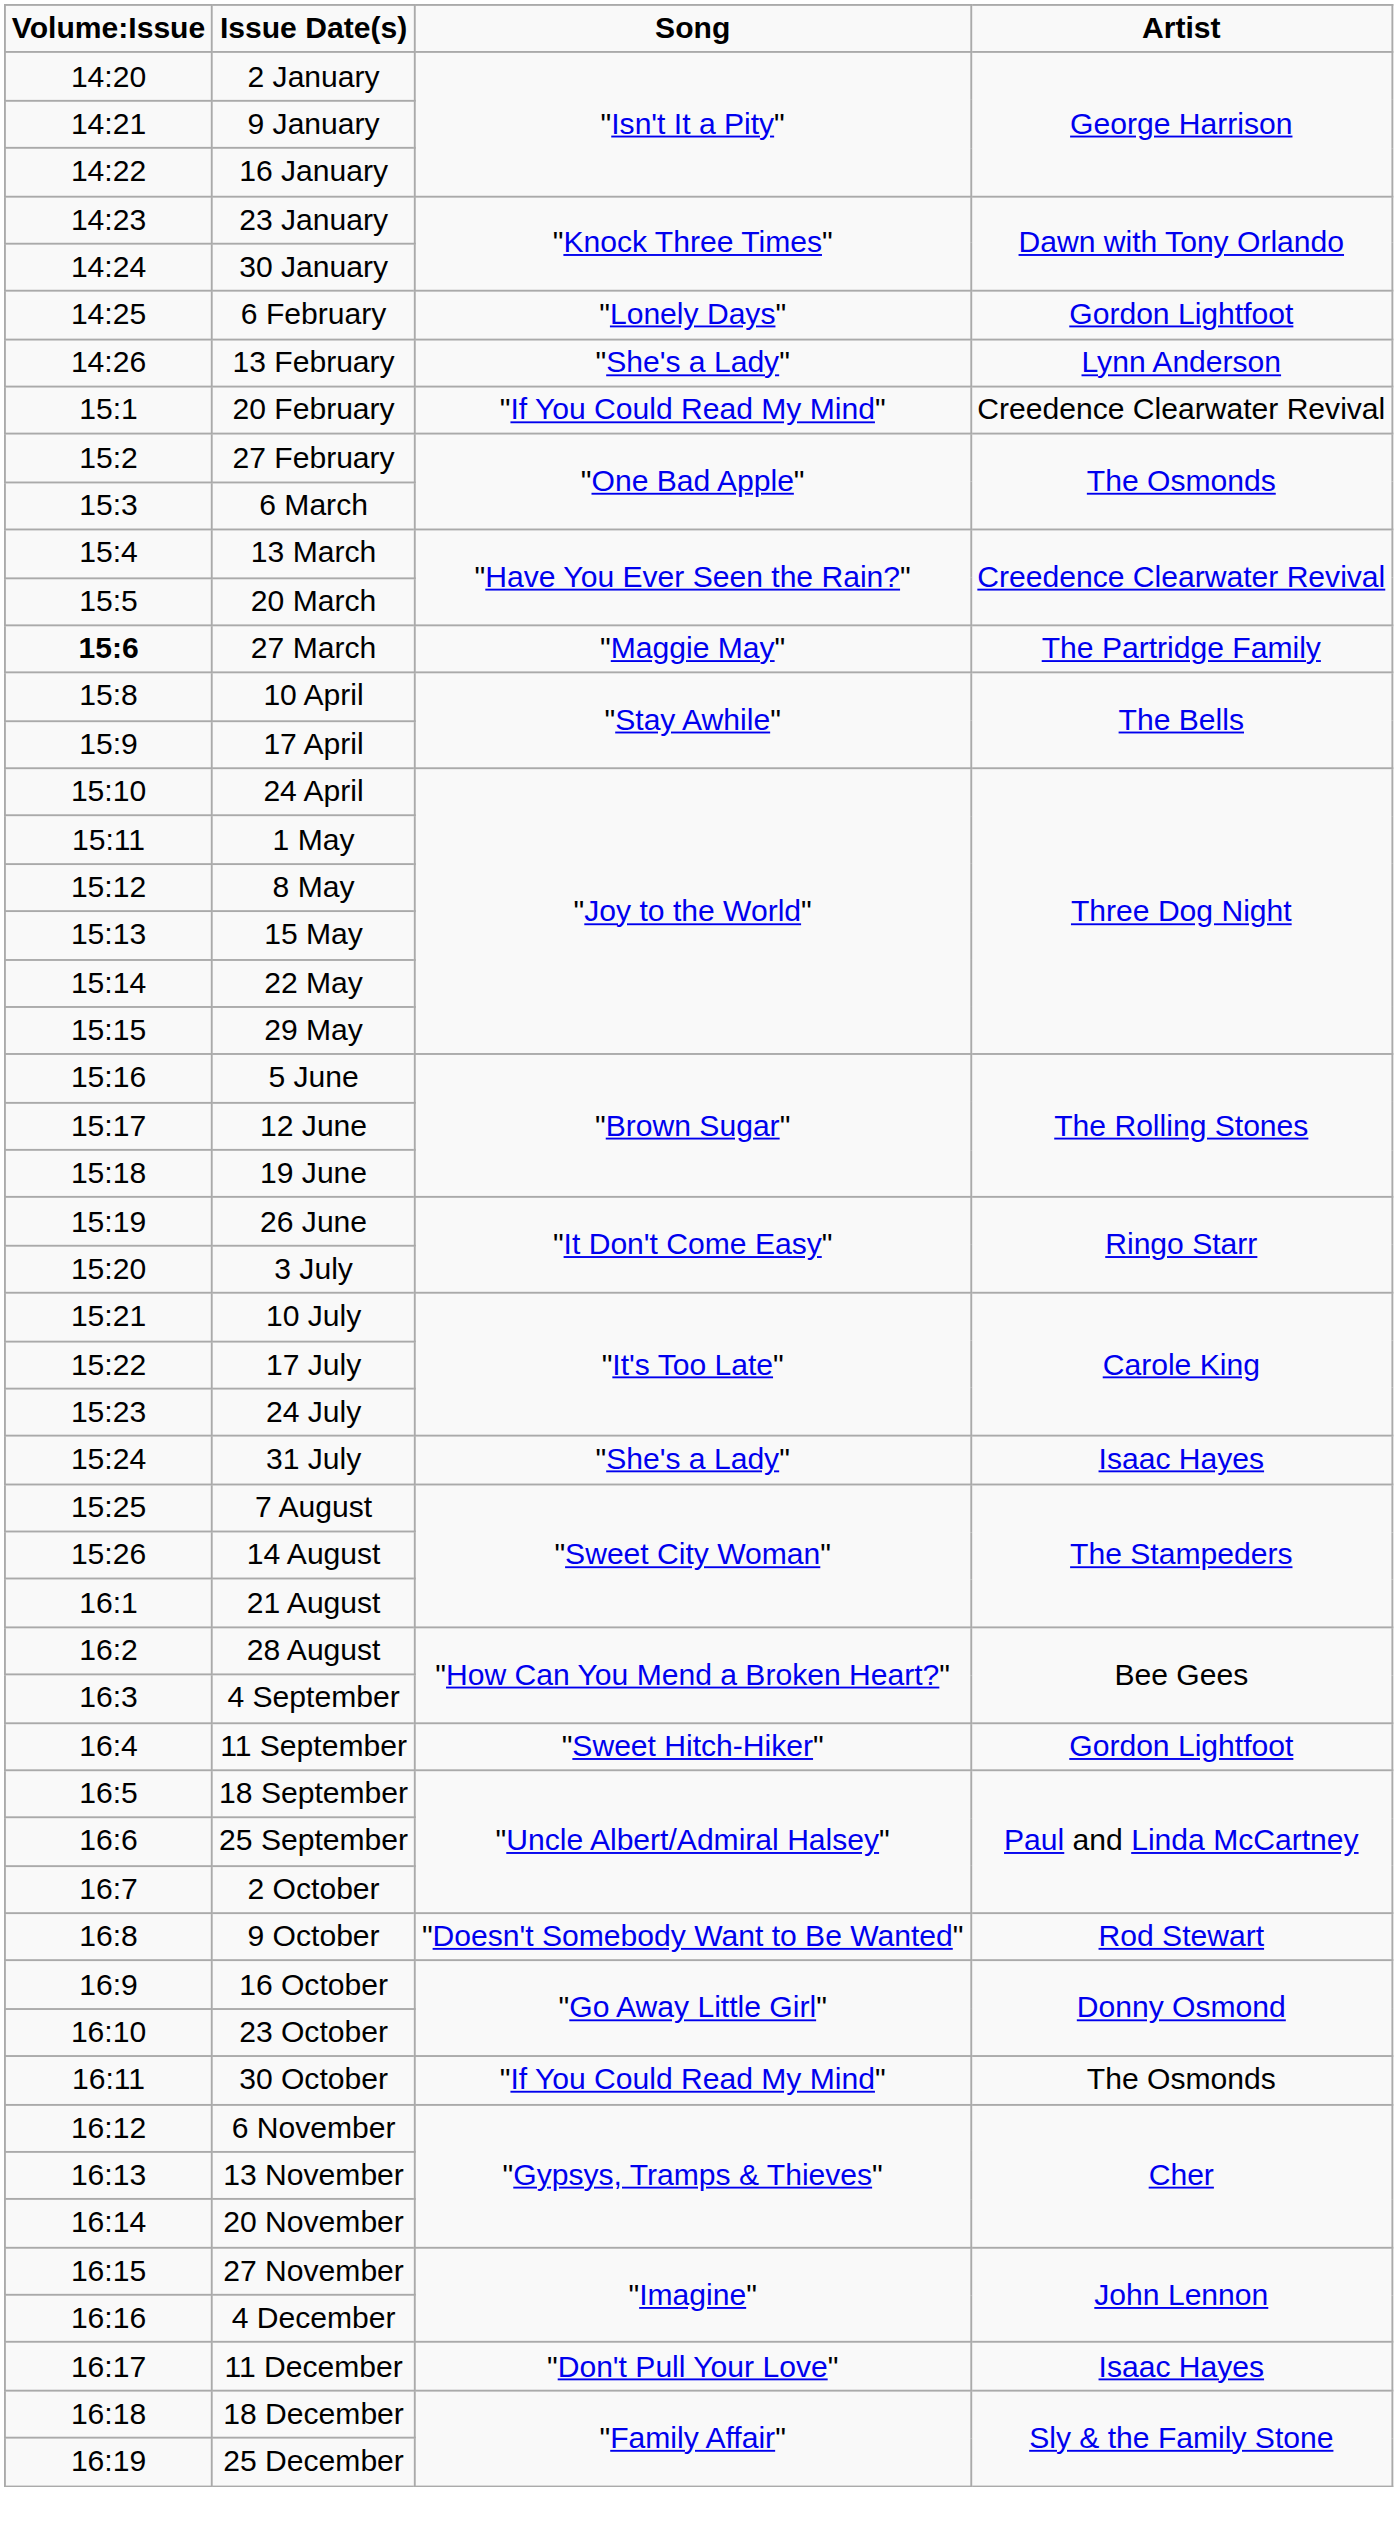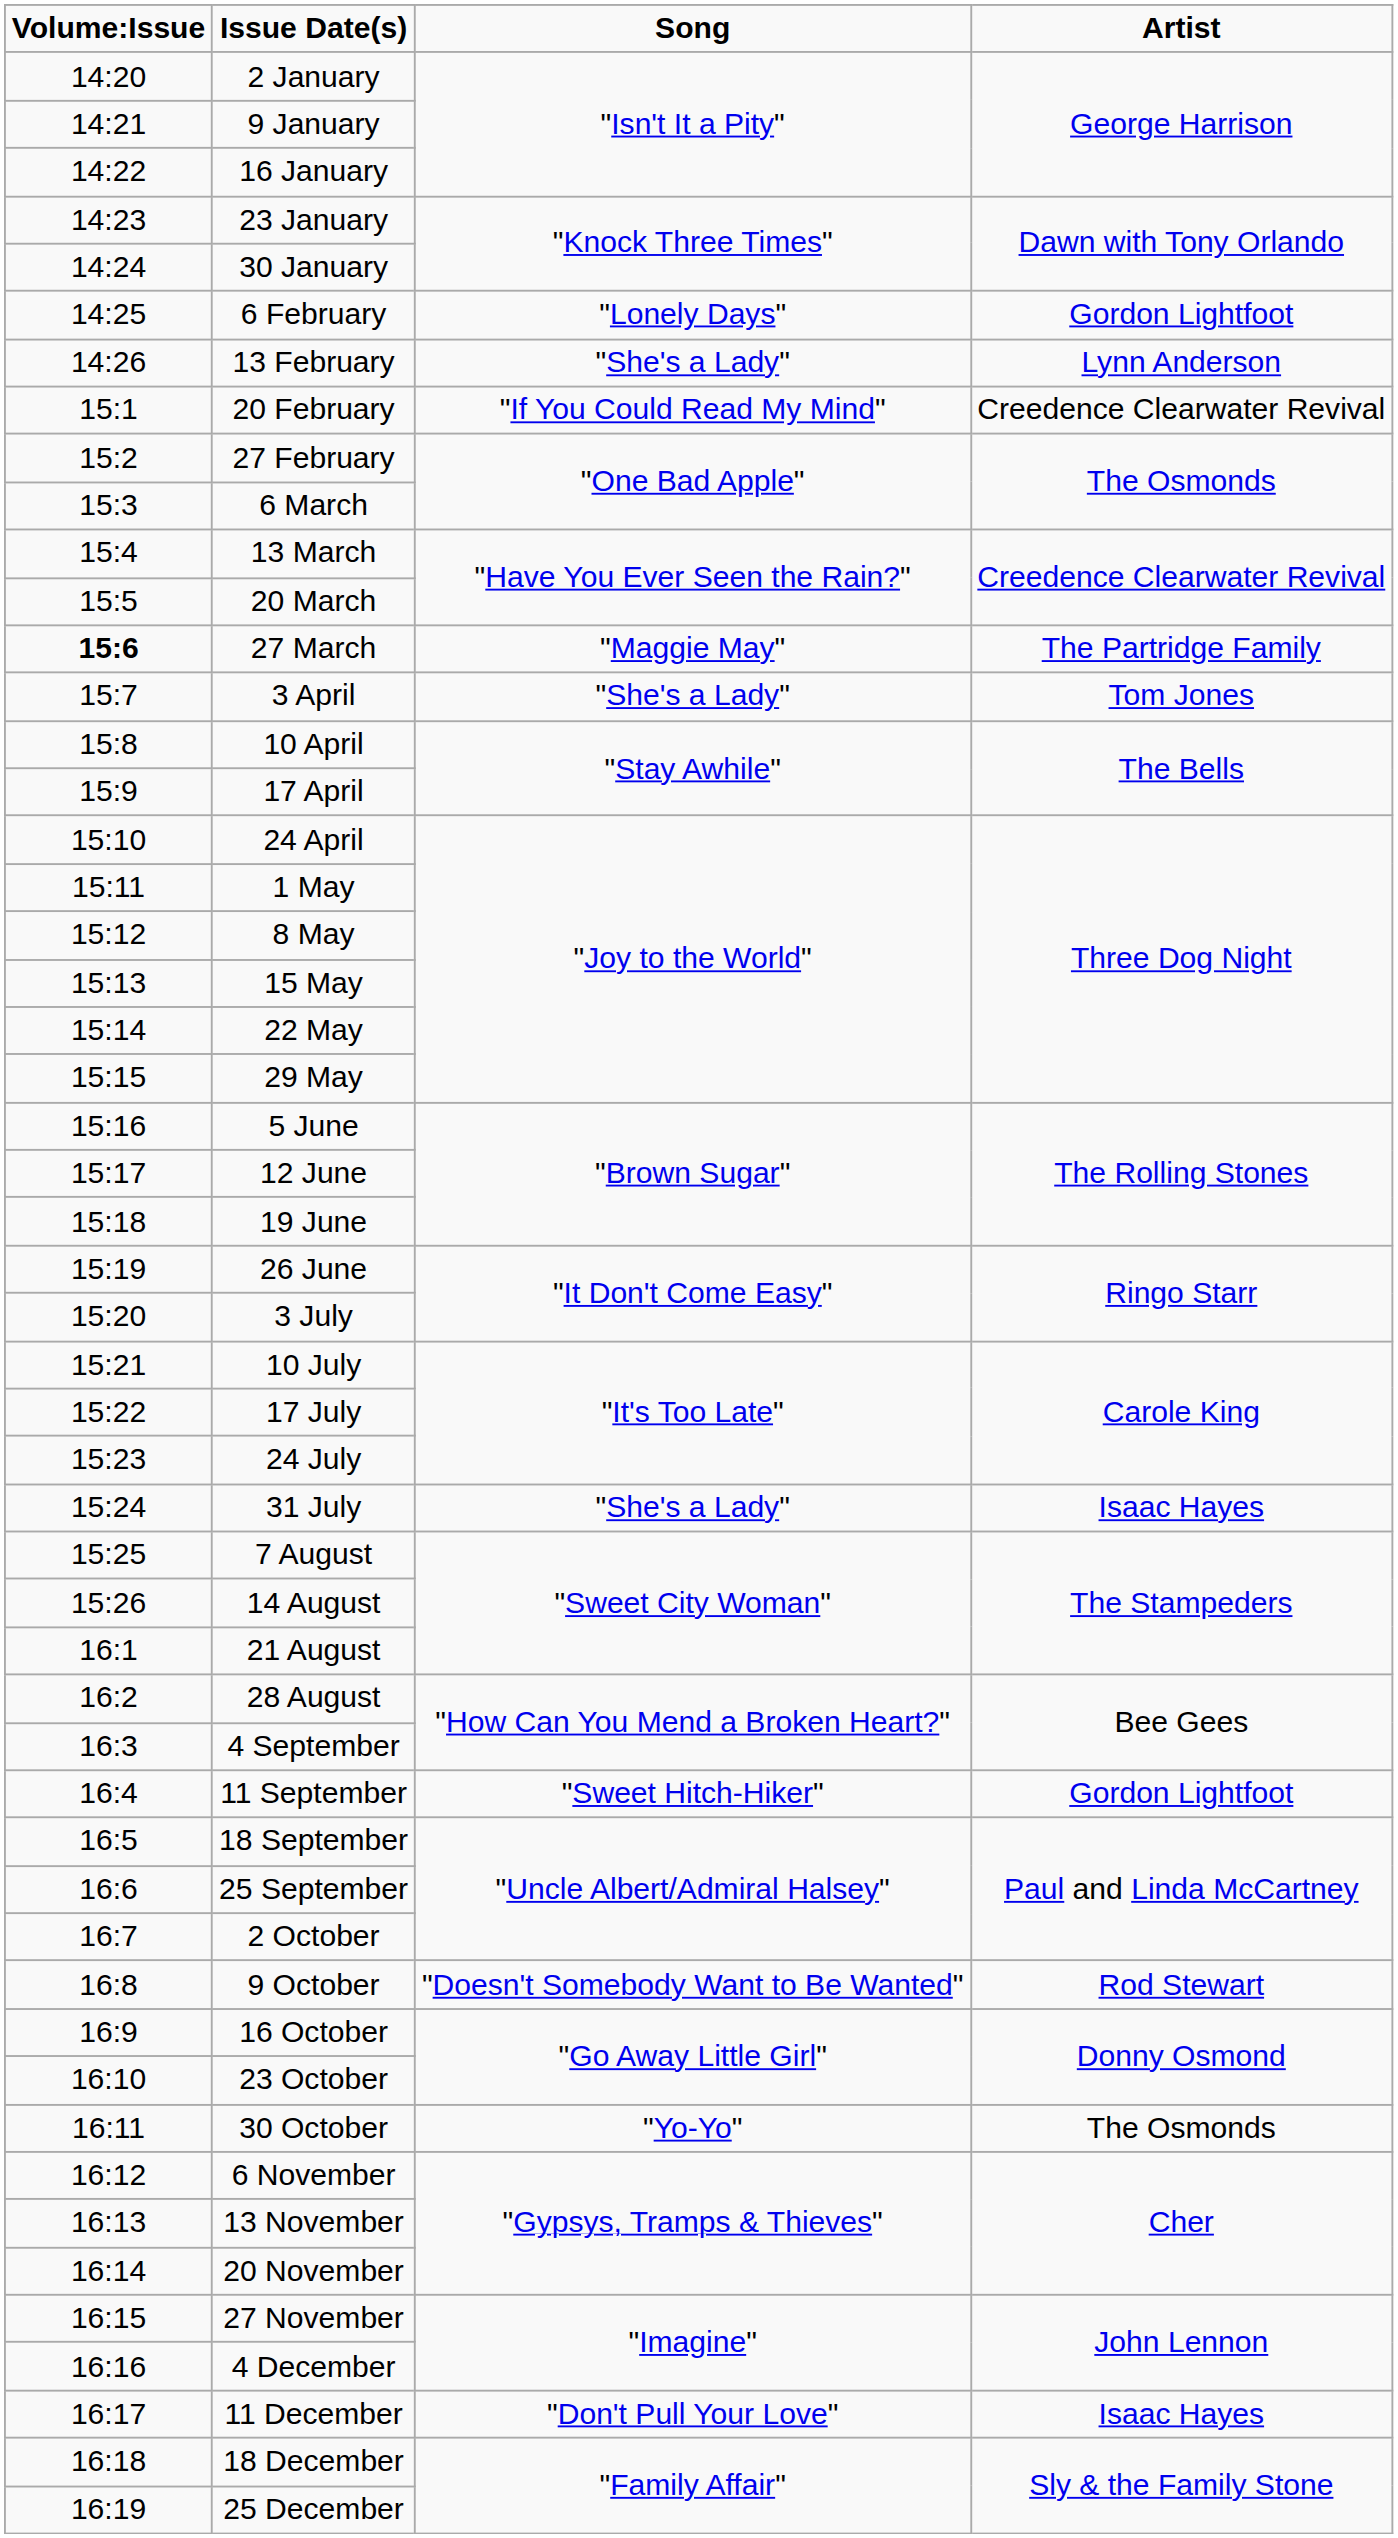+ row: (314, 696)
(693, 2079) "If You Could Read My Mind" -> (693, 2127) "Yo-Yo"
